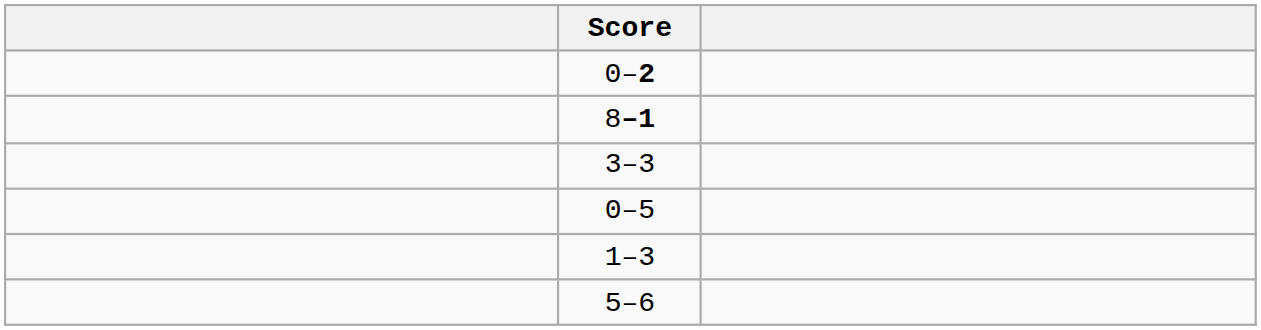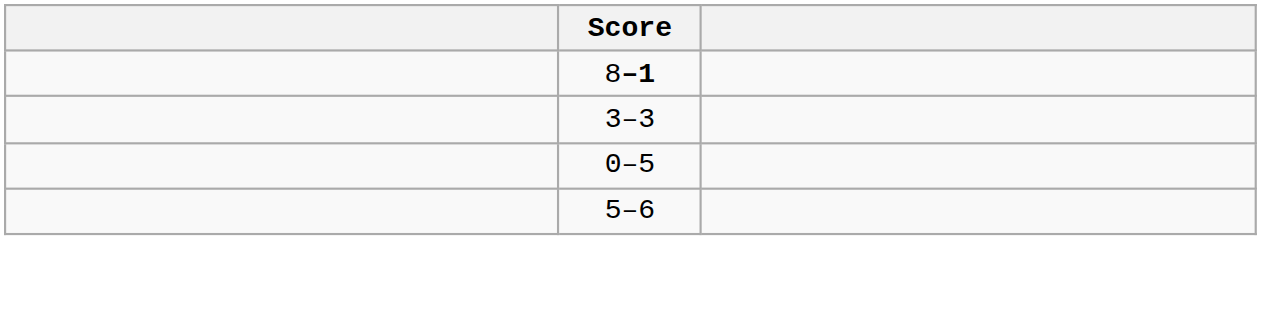- row: (630, 74)
- row: (630, 257)
